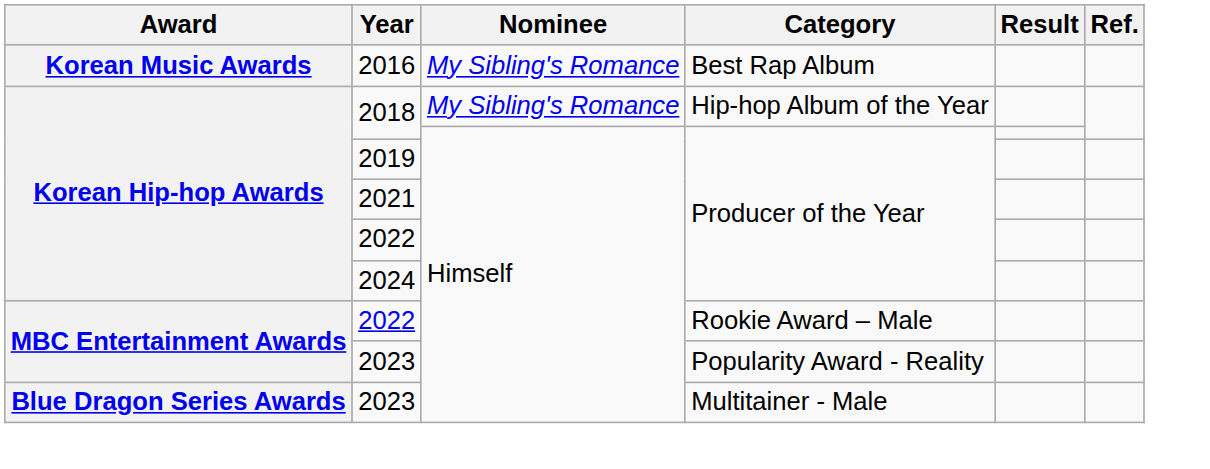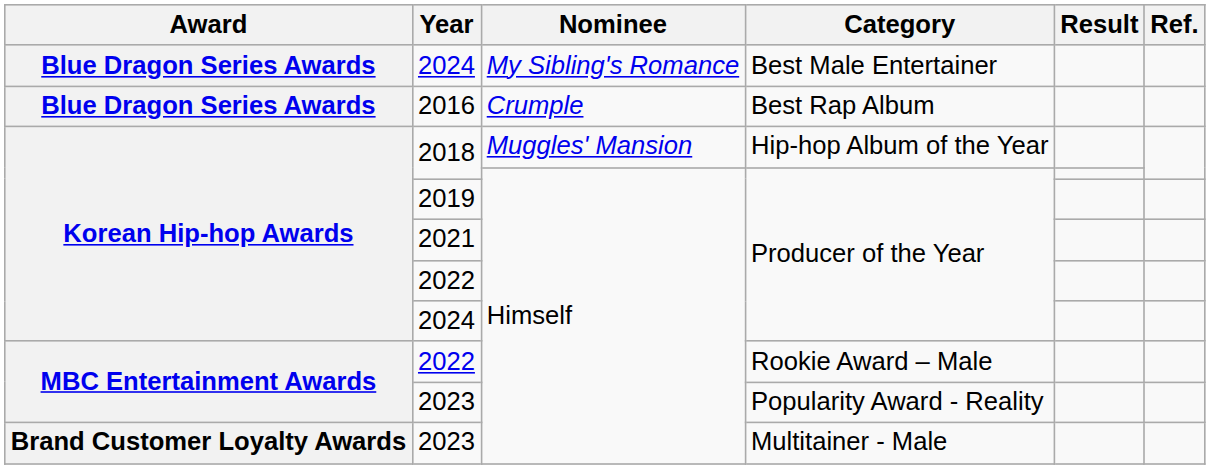+ row: (446, 65)
(179, 65) Korean Music Awards -> (208, 106) Blue Dragon Series Awards
(553, 65) My Sibling's Romance -> (535, 106) Crumple
(553, 106) My Sibling's Romance -> (589, 146) Muggles' Mansion
(179, 402) Blue Dragon Series Awards -> (208, 442) Brand Customer Loyalty Awards
